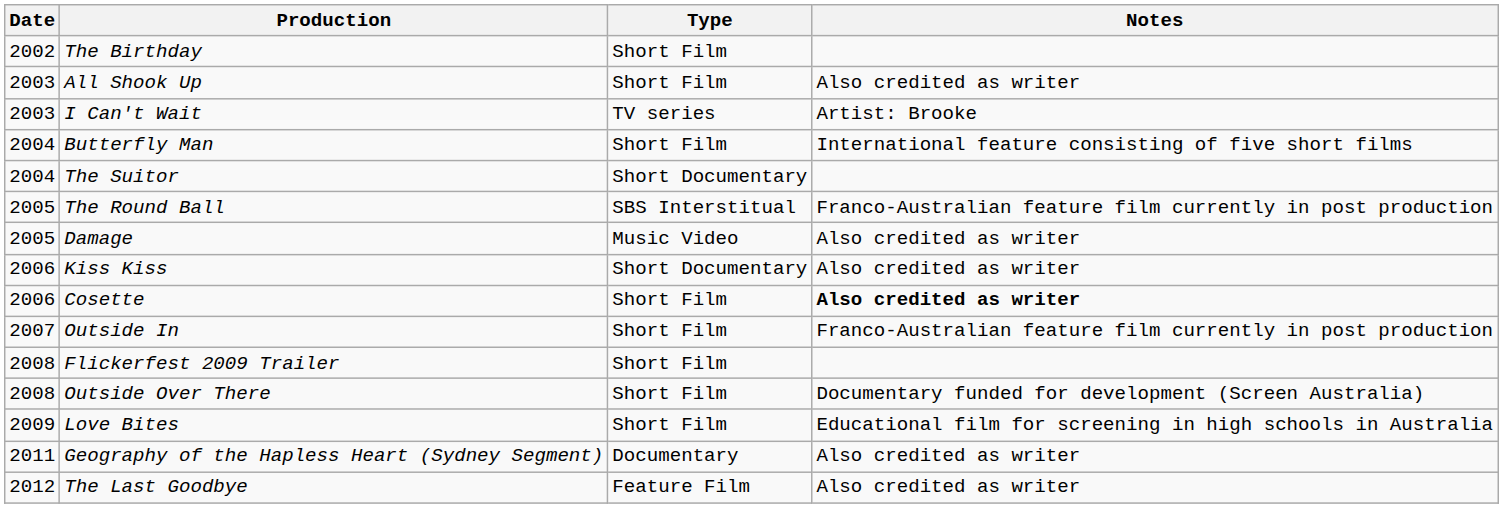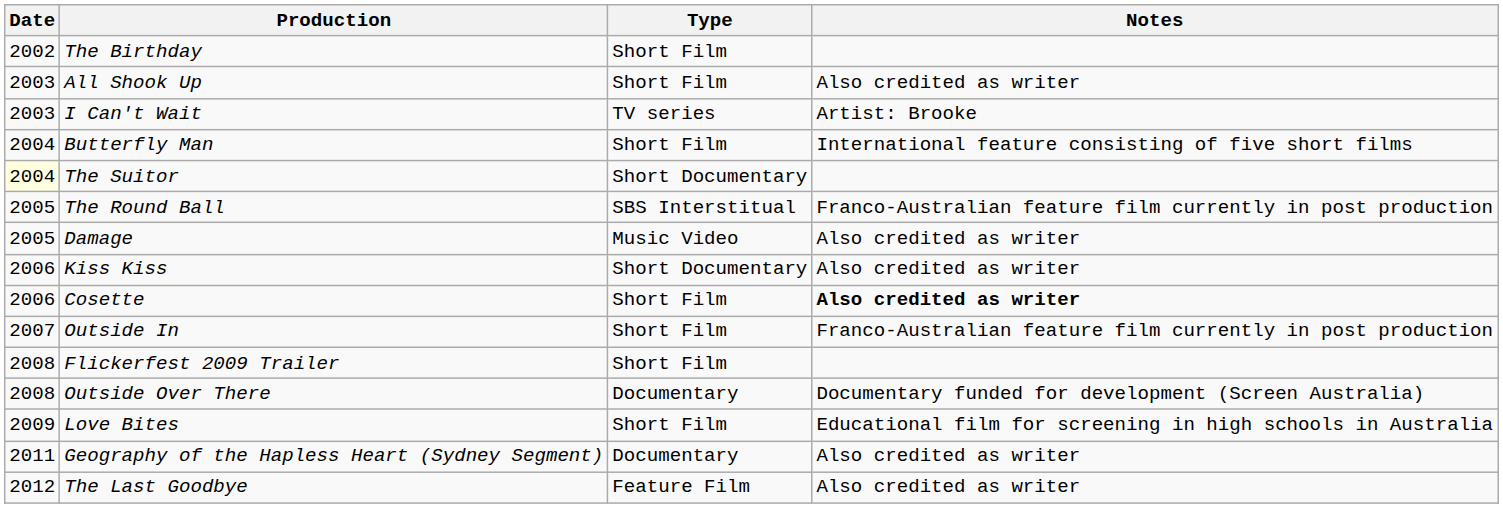(32, 176) no background -> (32, 176) lightyellow background
(670, 394) Short Film -> (675, 394) Documentary
